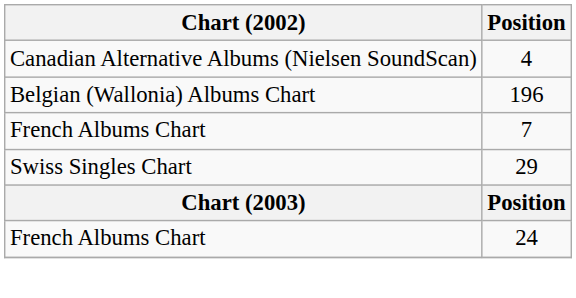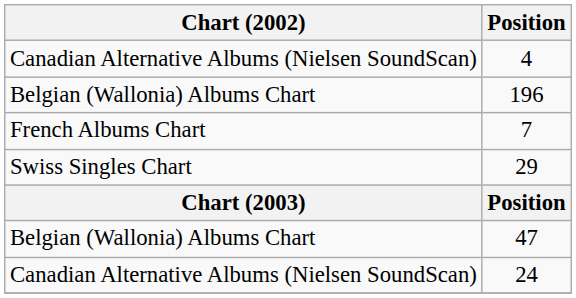+ row: (526, 238)
(108, 238) French Albums Chart -> (243, 274) Canadian Alternative Albums (Nielsen SoundScan)
